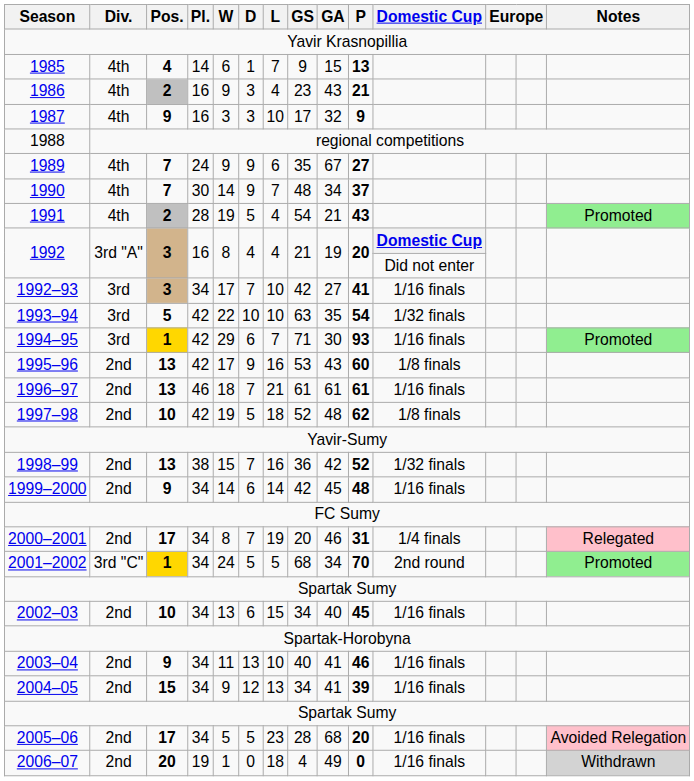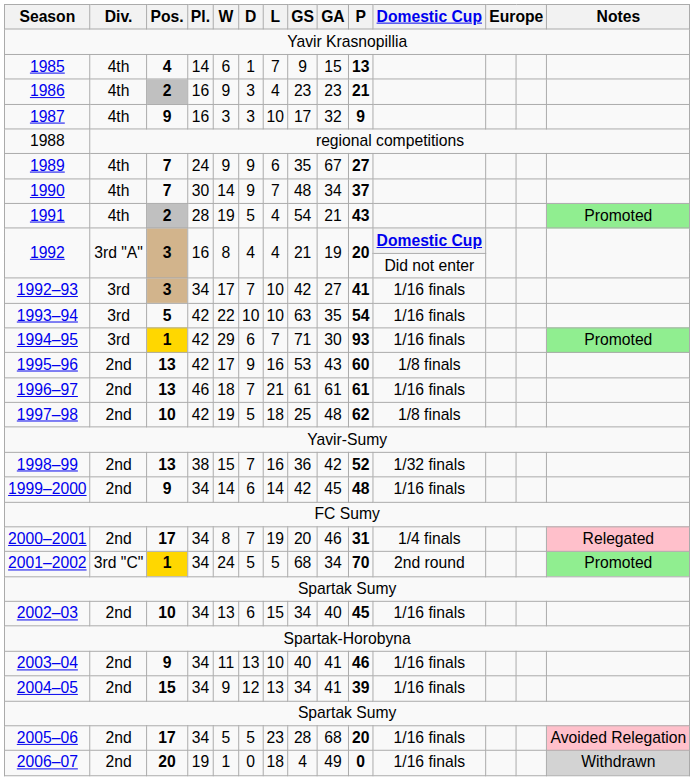(333, 91) 43 -> (333, 91) 23
(429, 315) 1/32 finals -> (429, 315) 1/16 finals
(303, 414) 52 -> (303, 414) 25
